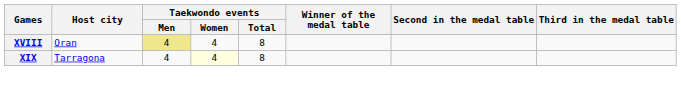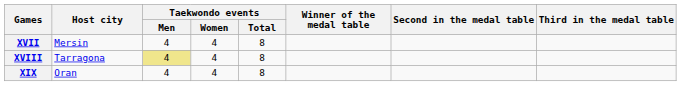+ row: (28, 42)
(66, 42) Oran -> (80, 58) Tarragona
(80, 58) Tarragona -> (66, 73) Oran
(214, 58) lightyellow background -> (214, 73) no background
